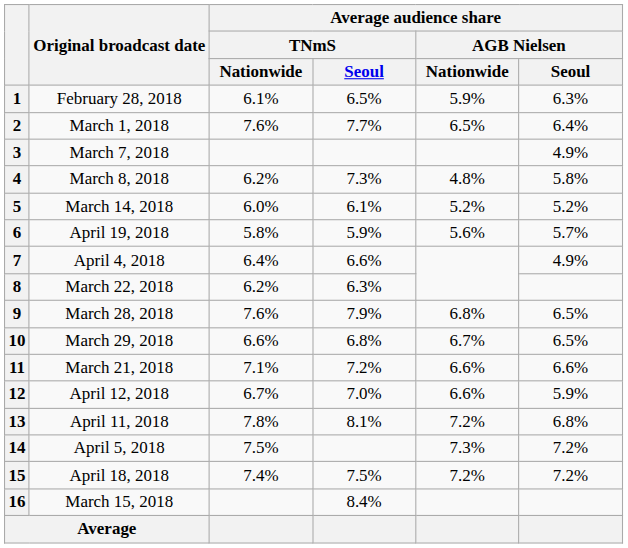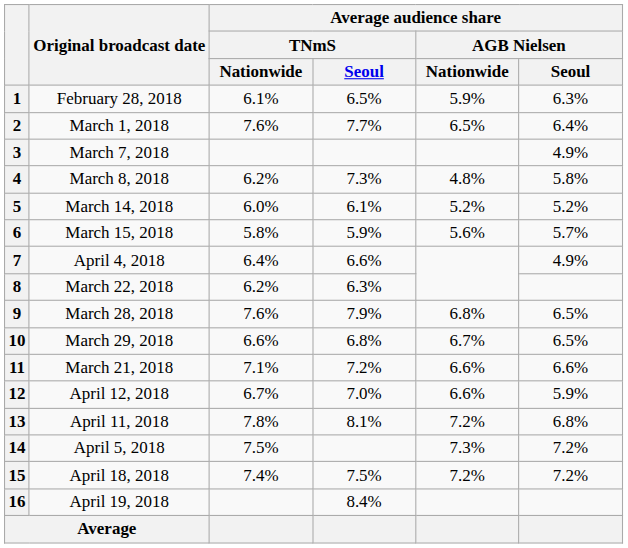(119, 233) April 19, 2018 -> (119, 233) March 15, 2018
(119, 502) March 15, 2018 -> (119, 502) April 19, 2018
